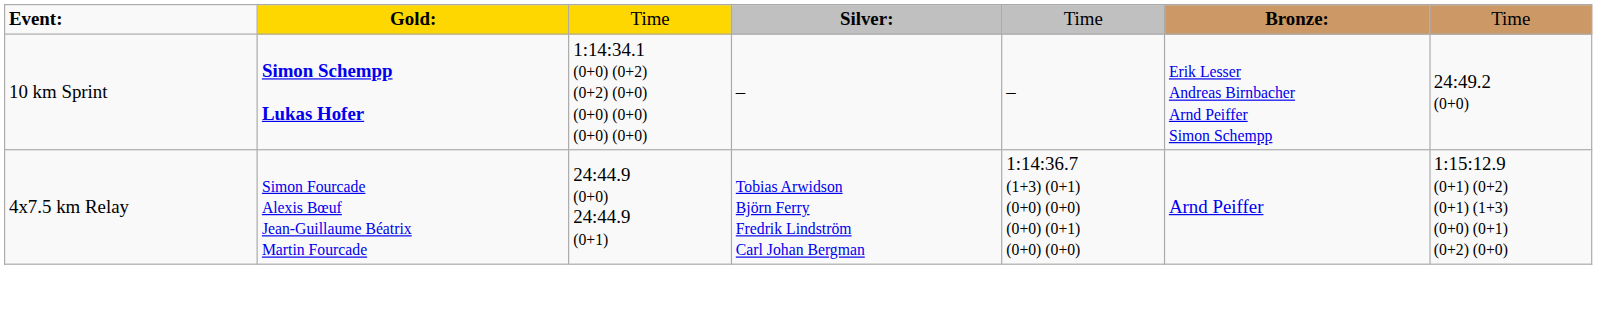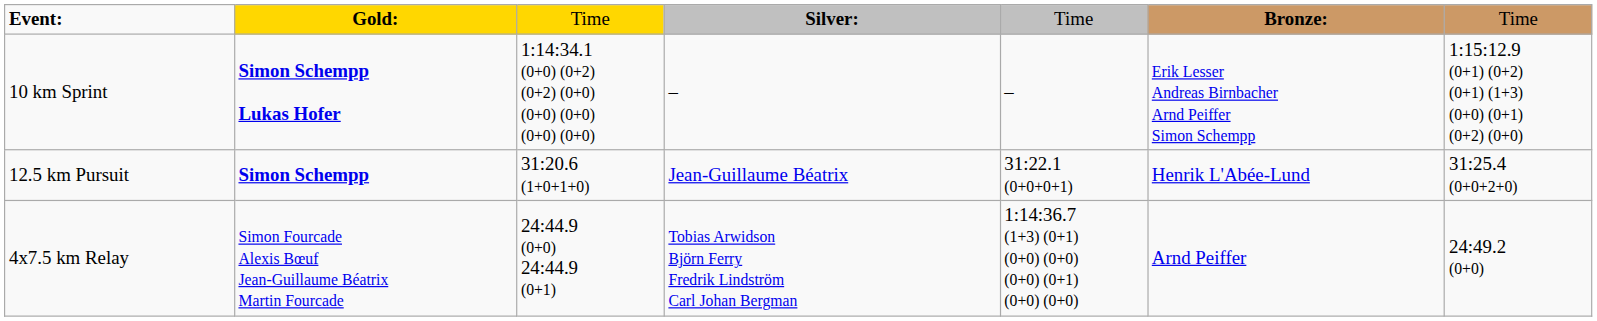(1462, 91) 24:49.2 (0+0) -> (1486, 91) 1:15:12.9 (0+1) (0+2) (0+1) (1+3) (0+0) (0+1) (0+2) (0+0)
+ row: (69, 174)
(1471, 206) 1:15:12.9 (0+1) (0+2) (0+1) (1+3) (0+0) (0+1) (0+2) (0+0) -> (1478, 257) 24:49.2 (0+0)
